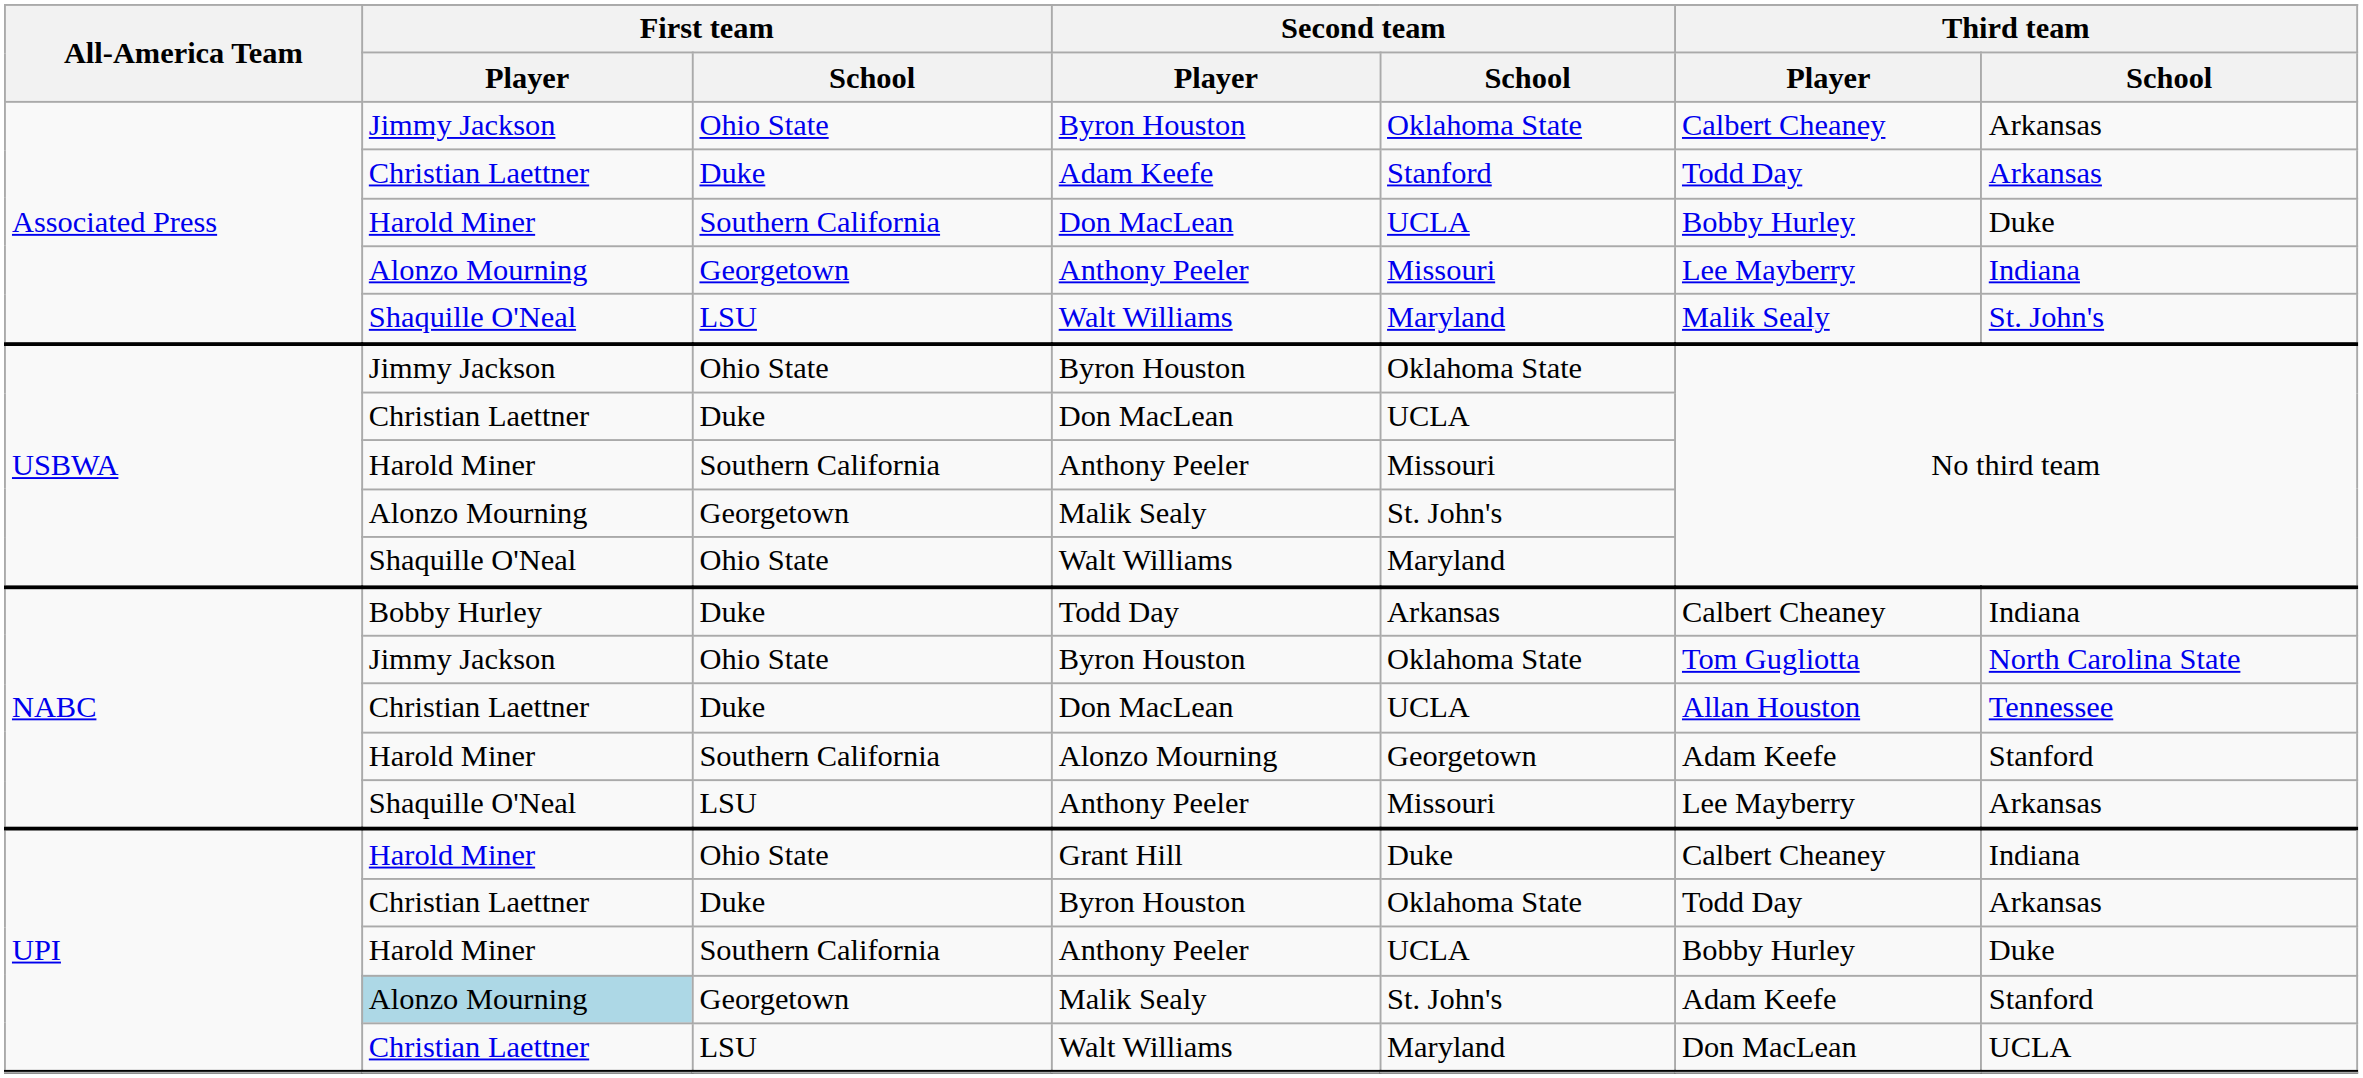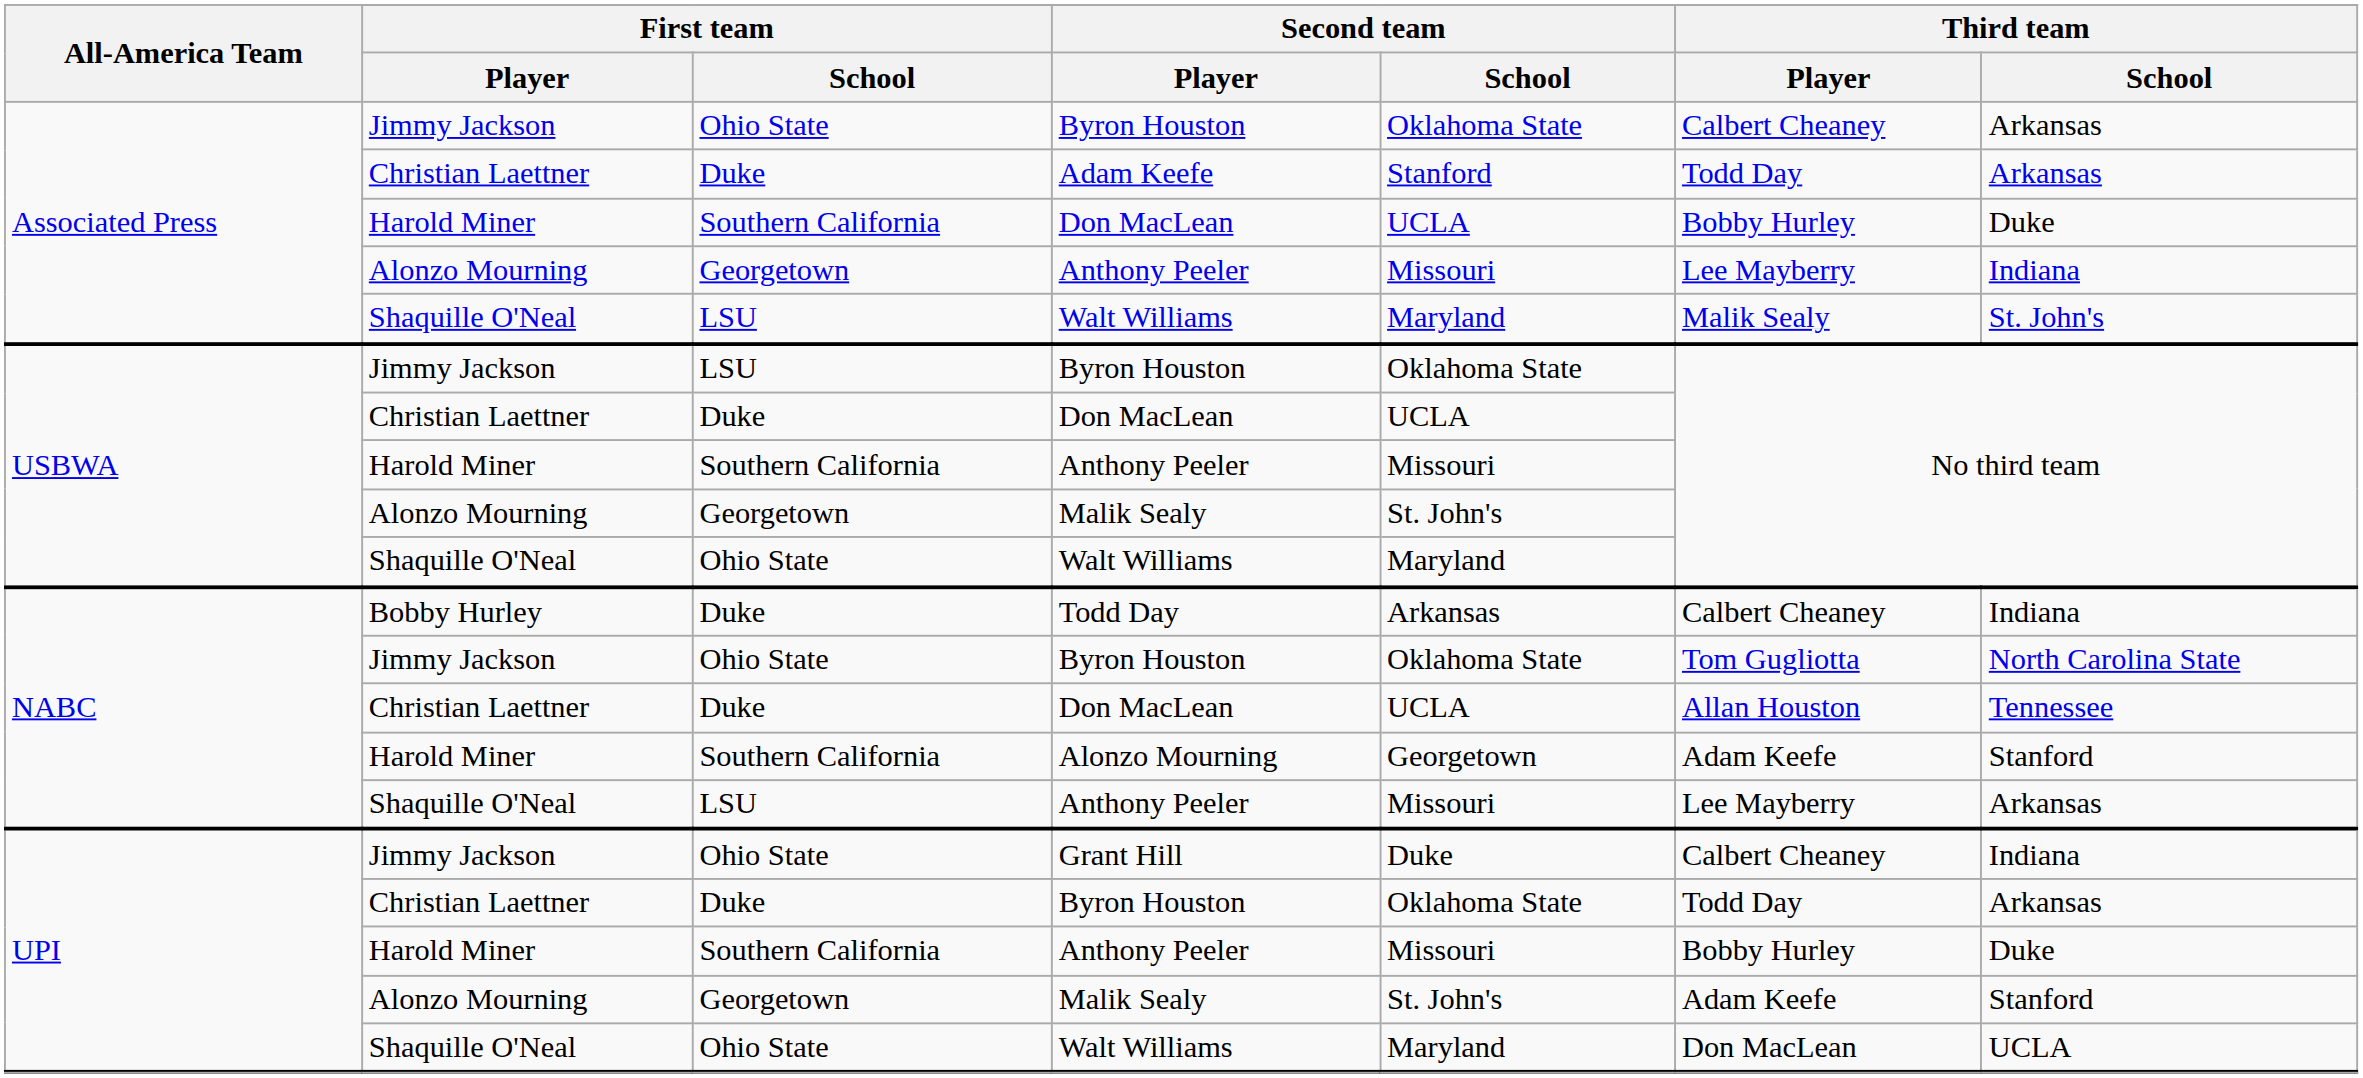(764, 367) Ohio State -> (728, 367) LSU
(452, 853) Harold Miner -> (462, 853) Jimmy Jackson
(1428, 950) UCLA -> (1441, 950) Missouri
(478, 998) lightblue background -> (478, 998) no background
(479, 1046) Christian Laettner -> (472, 1046) Shaquille O'Neal
(728, 1046) LSU -> (764, 1046) Ohio State
